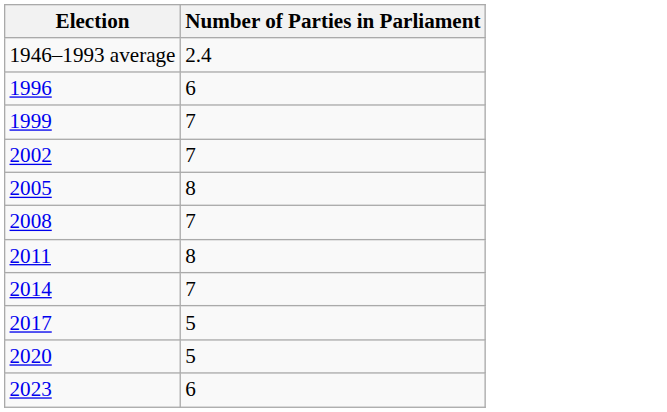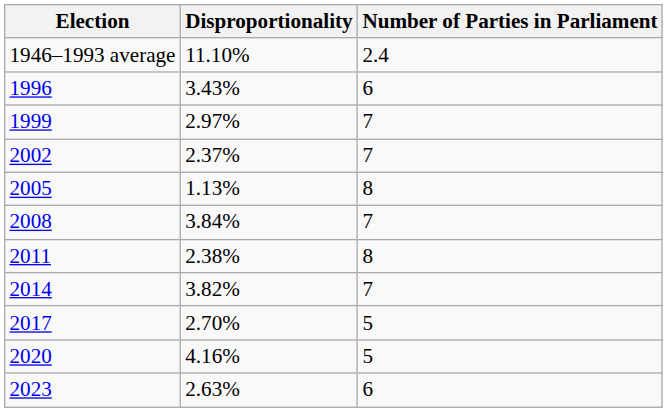+ column: (269, 21)
